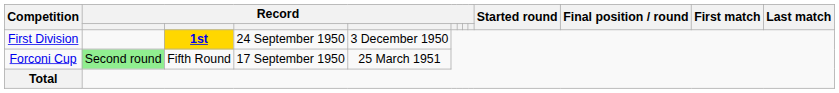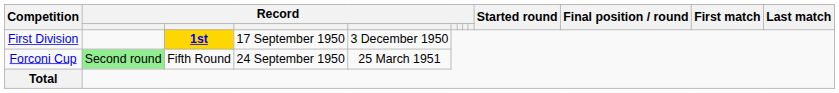(291, 39) 24 September 1950 -> (291, 39) 17 September 1950
(291, 59) 17 September 1950 -> (291, 59) 24 September 1950
